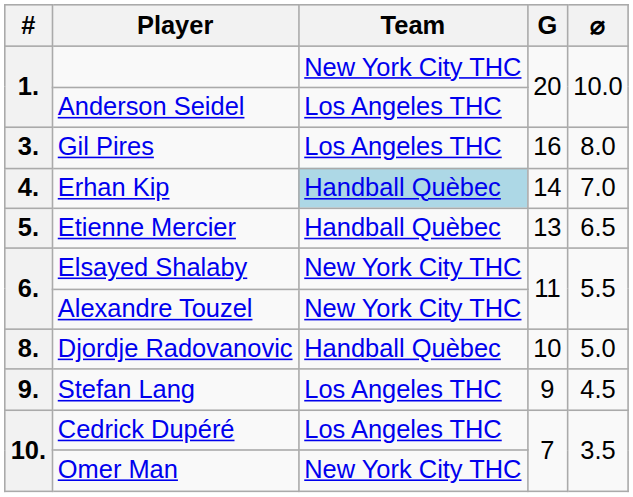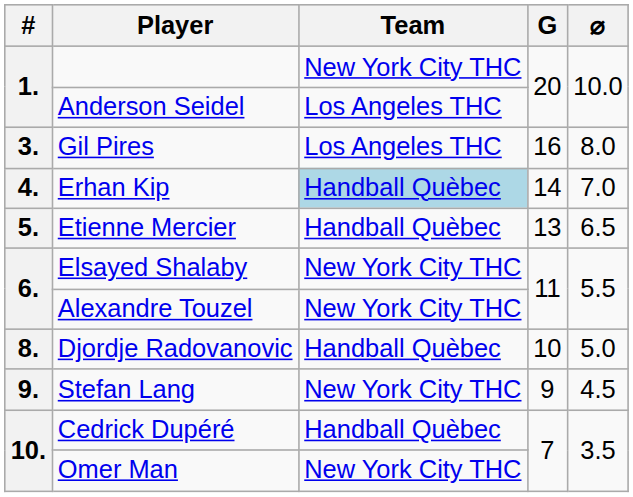(403, 389) Los Angeles THC -> (413, 389) New York City THC
(403, 429) Los Angeles THC -> (403, 429) Handball Quèbec
